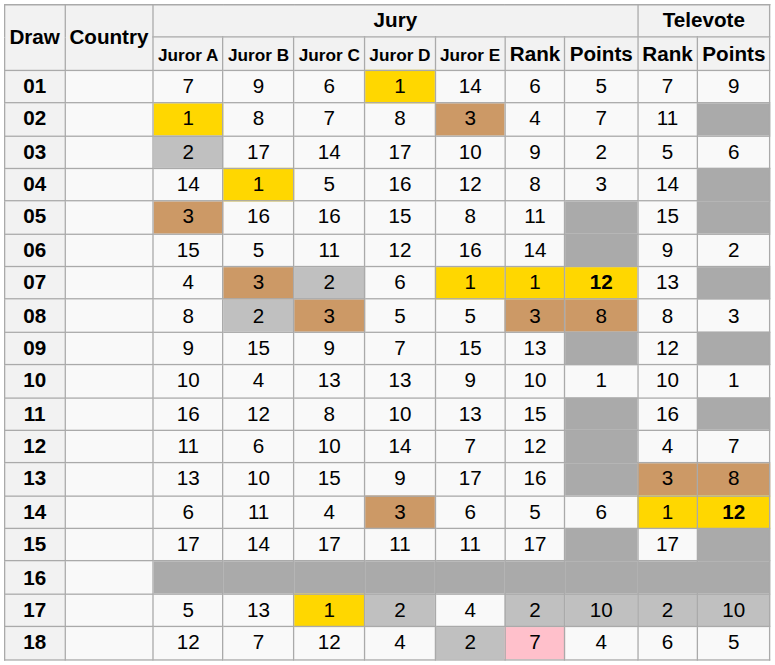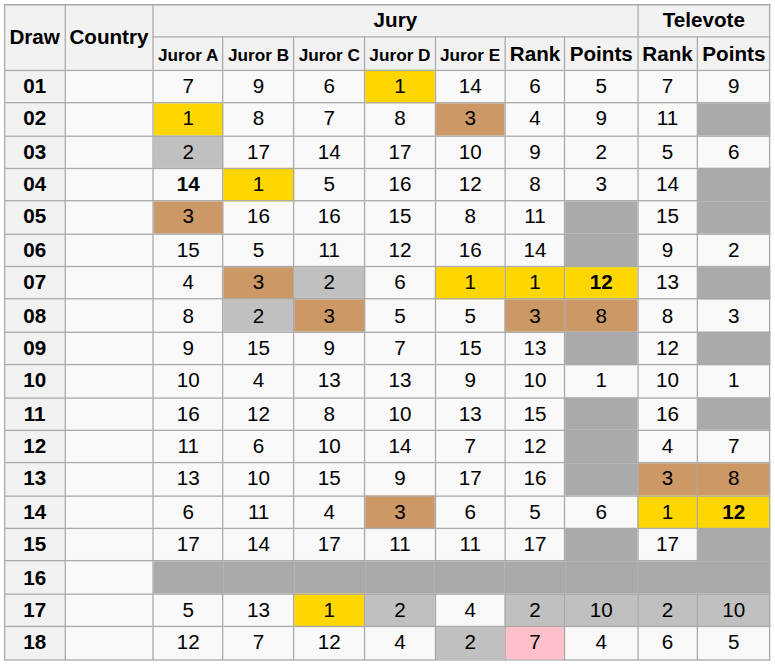(601, 119) 7 -> (601, 119) 9
(188, 184) normal -> (188, 184) bold
